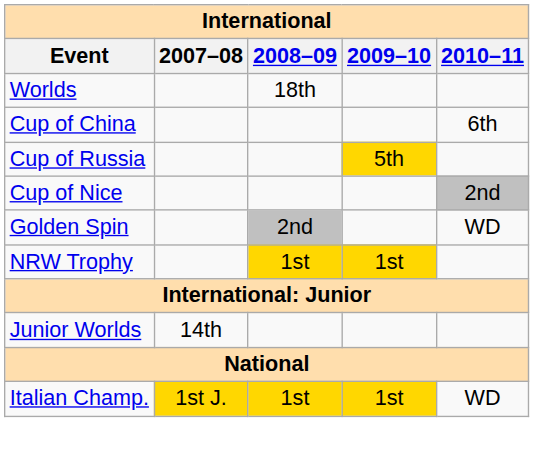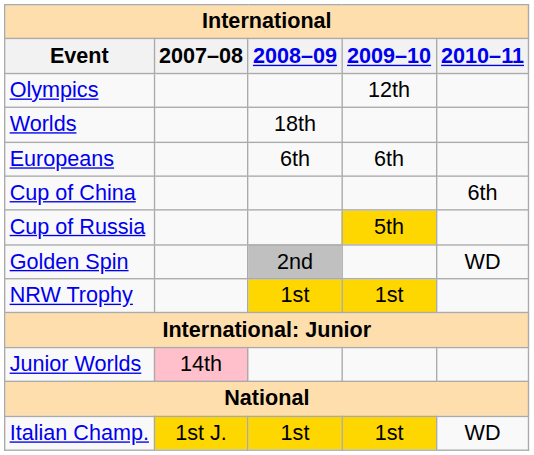+ row: (54, 90)
+ row: (62, 158)
- row: (66, 192)
(201, 329) no background -> (201, 364) pink background
